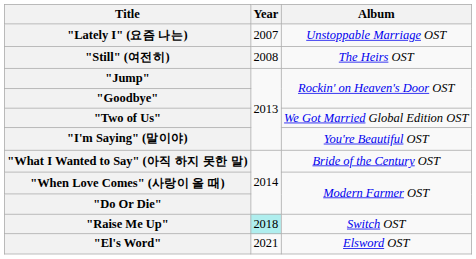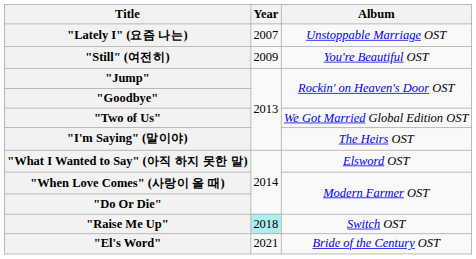(266, 57) 2008 -> (266, 57) 2009
(376, 57) The Heirs OST -> (376, 57) You're Beautiful OST
(376, 139) You're Beautiful OST -> (376, 139) The Heirs OST
(376, 161) Bride of the Century OST -> (376, 161) Elsword OST
(376, 243) Elsword OST -> (376, 243) Bride of the Century OST
